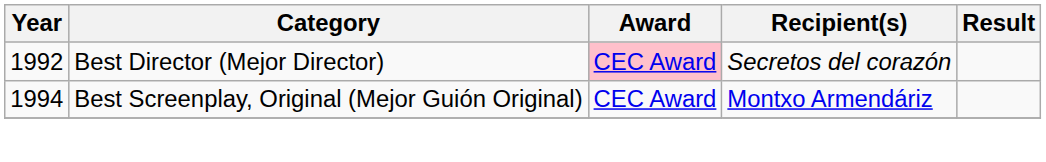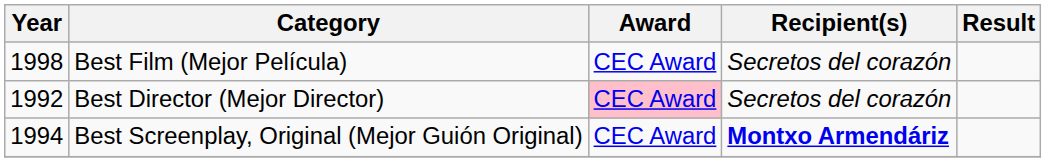+ row: (211, 61)
(830, 99) normal -> (838, 136) bold
